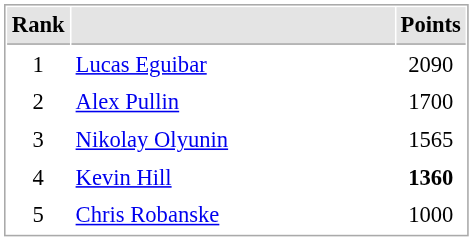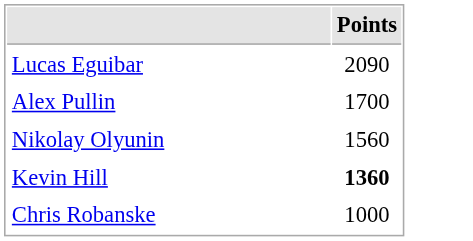- column: (38, 24)
(431, 139) 1565 -> (367, 139) 1560
